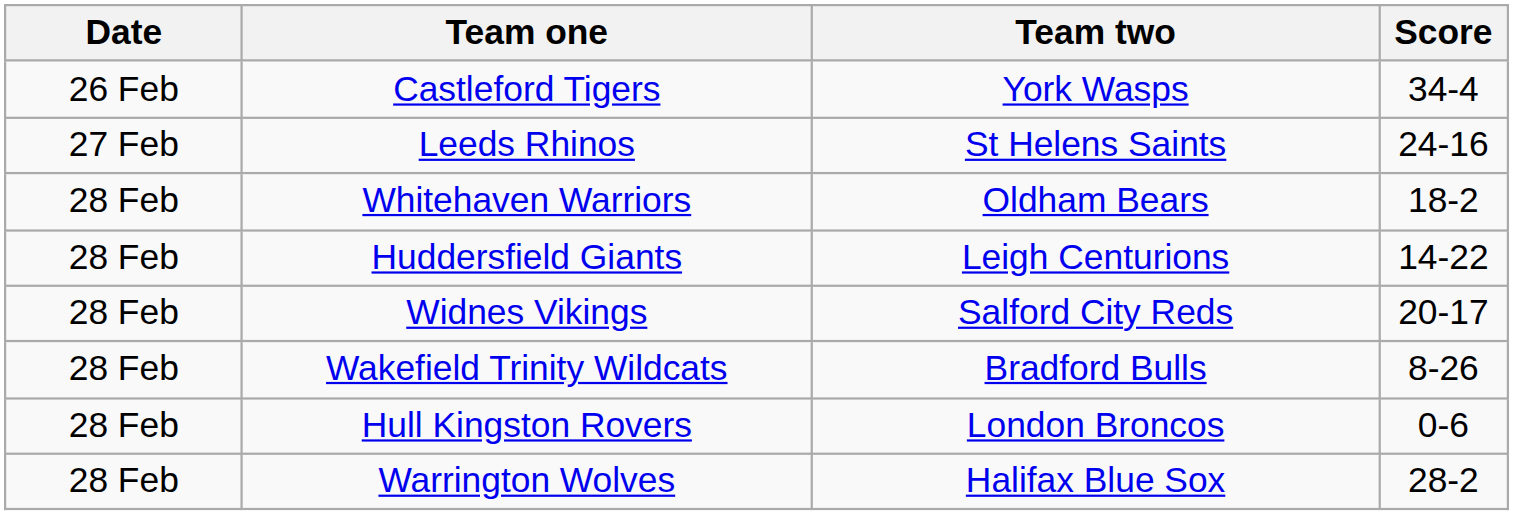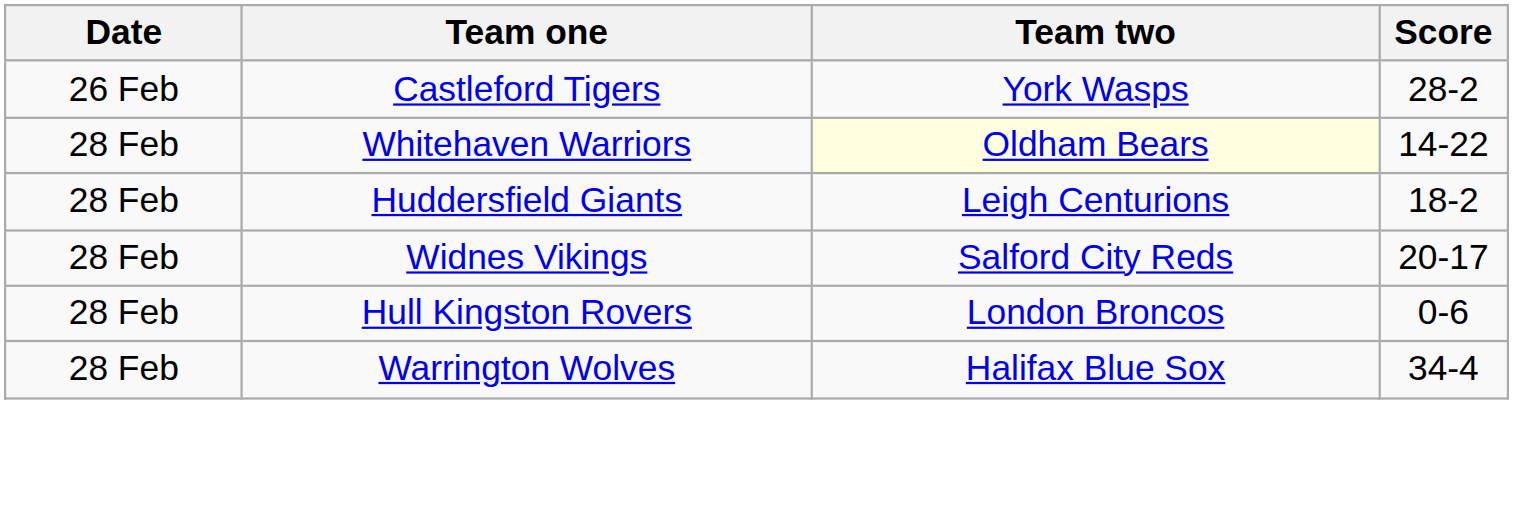(1443, 88) 34-4 -> (1443, 88) 28-2
- row: (527, 144)
(1096, 200) no background -> (1096, 144) lightyellow background
(1443, 200) 18-2 -> (1443, 144) 14-22
(1443, 256) 14-22 -> (1443, 200) 18-2
- row: (527, 369)
(1443, 481) 28-2 -> (1443, 369) 34-4
